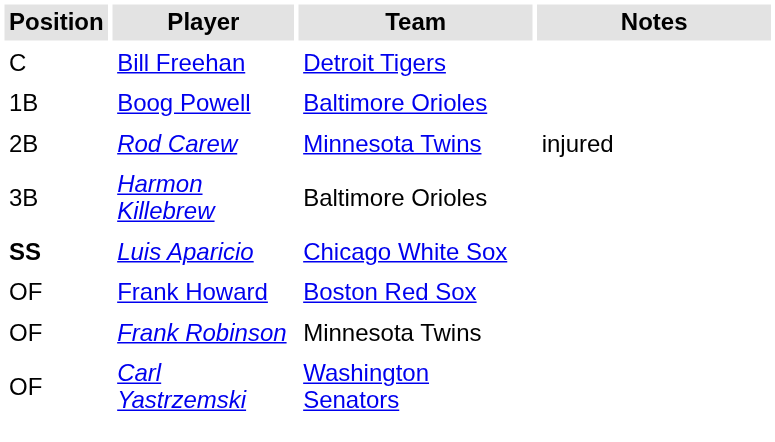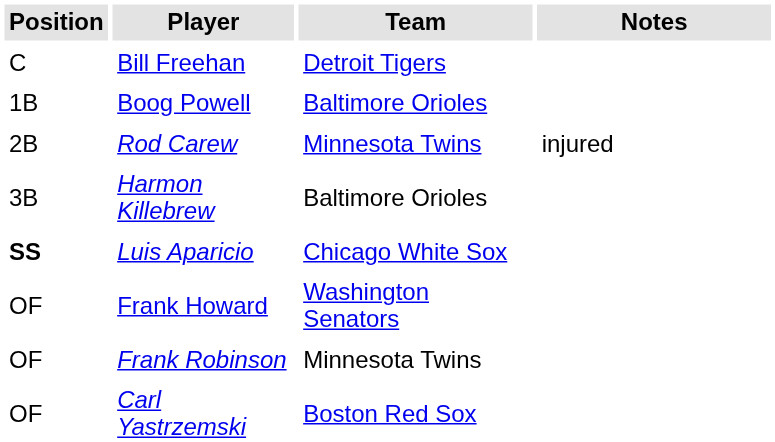(390, 292) Boston Red Sox -> (366, 305) Washington Senators
(366, 386) Washington Senators -> (390, 413) Boston Red Sox
